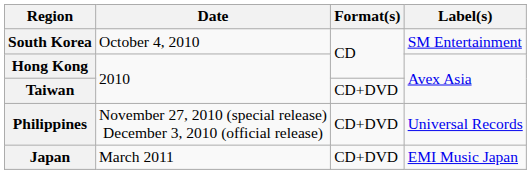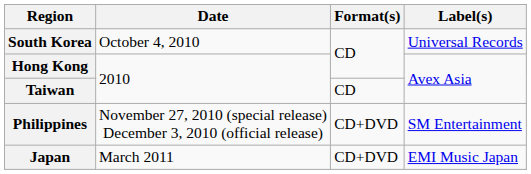(465, 41) SM Entertainment -> (465, 41) Universal Records
(366, 90) CD+DVD -> (345, 90) CD
(465, 123) Universal Records -> (465, 123) SM Entertainment
